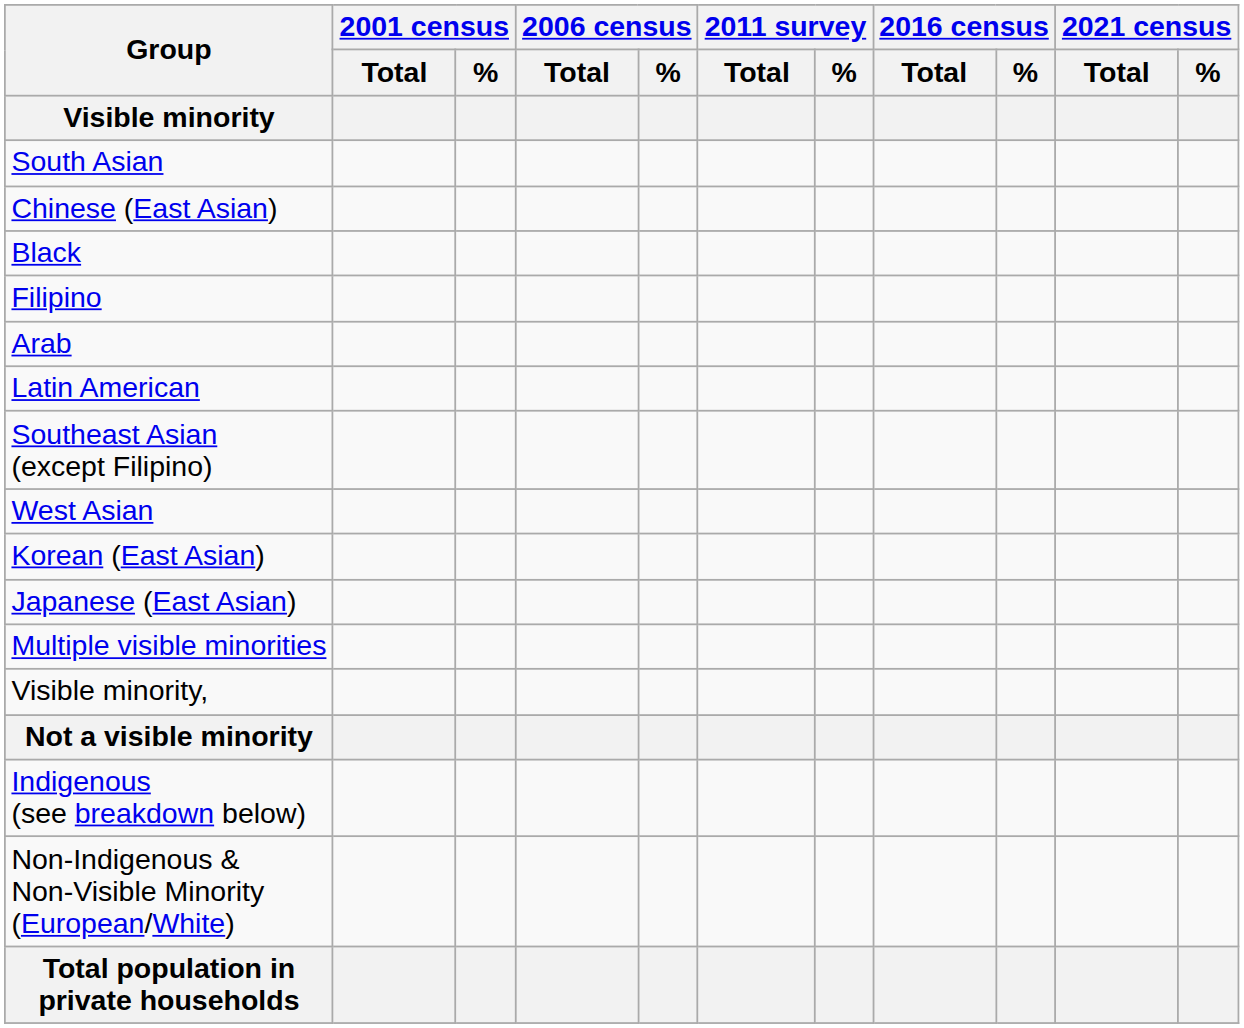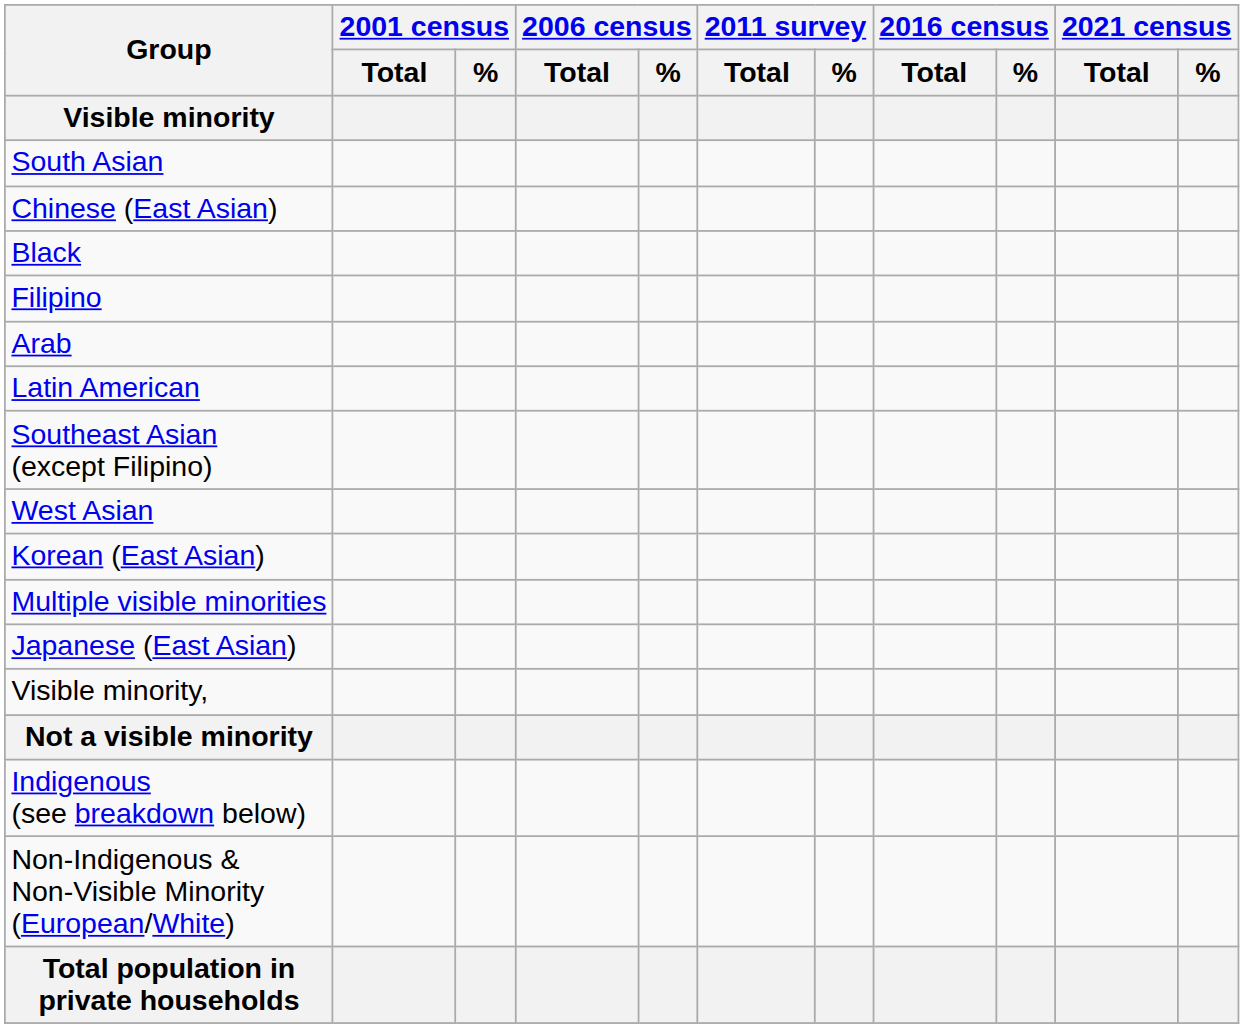rows swapped: (154, 601) <-> (169, 646)
